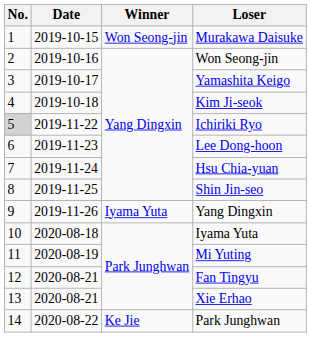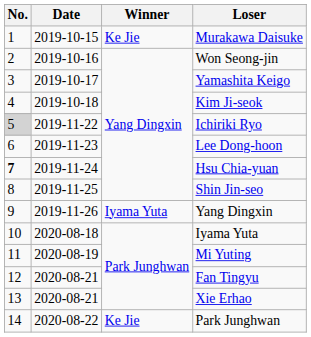(146, 37) Won Seong-jin -> (122, 37) Ke Jie
(11, 168) normal -> (11, 168) bold
